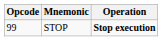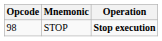(12, 28) 99 -> (12, 28) 98
